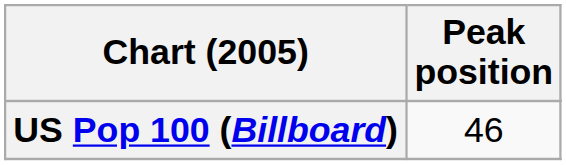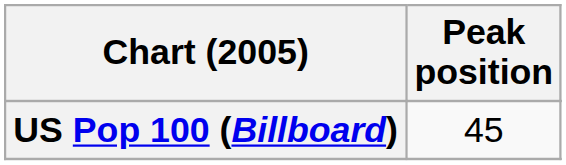(484, 129) 46 -> (484, 129) 45
